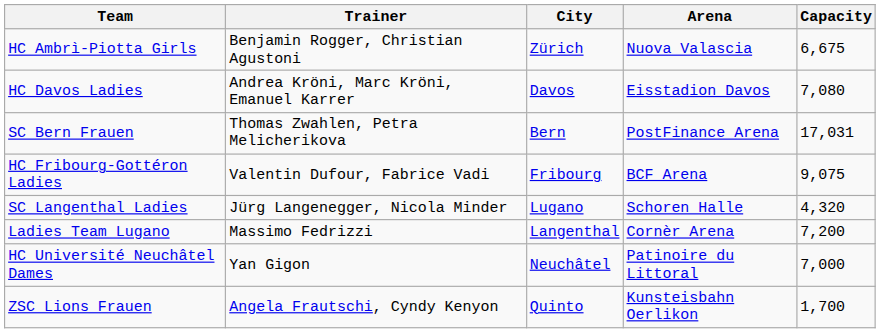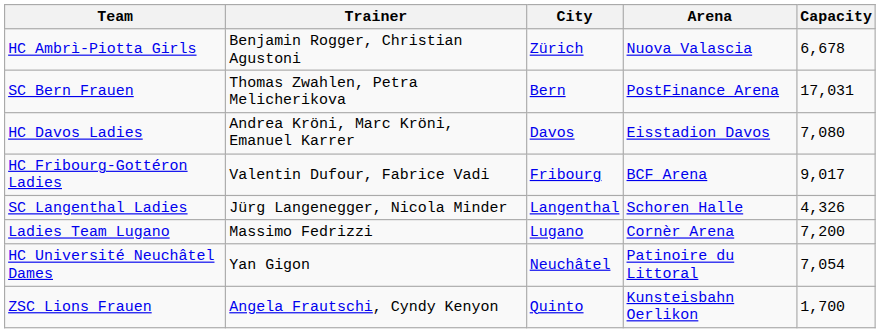(823, 50) 6,675 -> (823, 50) 6,678
rows swapped: (71, 133) <-> (75, 91)
(823, 175) 9,075 -> (823, 175) 9,017
(557, 208) Lugano -> (575, 208) Langenthal
(823, 208) 4,320 -> (823, 208) 4,326
(575, 232) Langenthal -> (557, 232) Lugano
(823, 265) 7,000 -> (823, 265) 7,054
